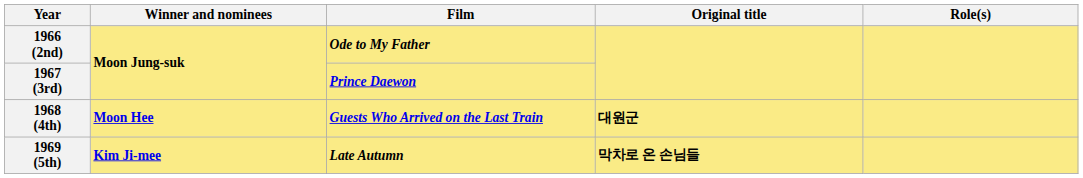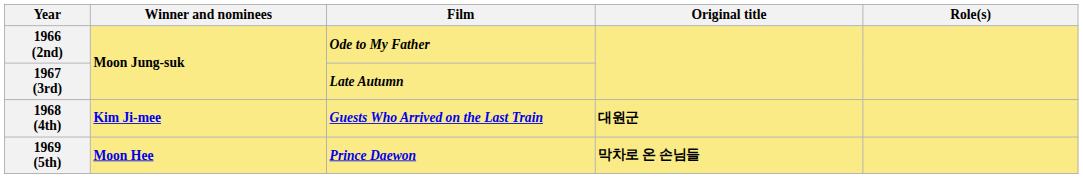(373, 81) Prince Daewon -> (367, 81) Late Autumn
(123, 118) Moon Hee -> (127, 118) Kim Ji-mee
(127, 155) Kim Ji-mee -> (123, 155) Moon Hee
(367, 155) Late Autumn -> (373, 155) Prince Daewon
